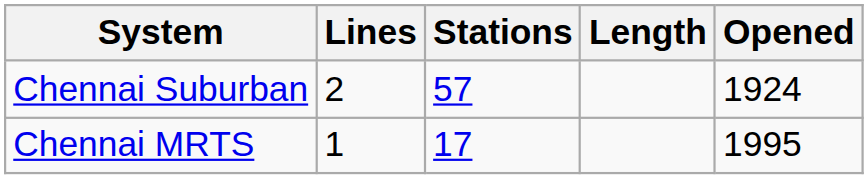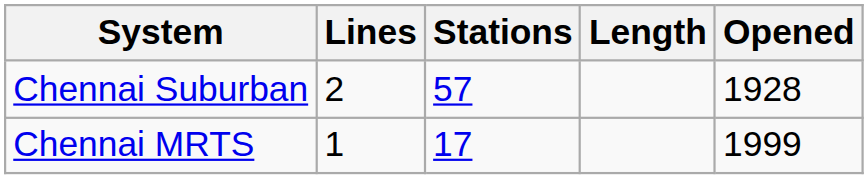(762, 88) 1924 -> (762, 88) 1928
(762, 144) 1995 -> (762, 144) 1999
